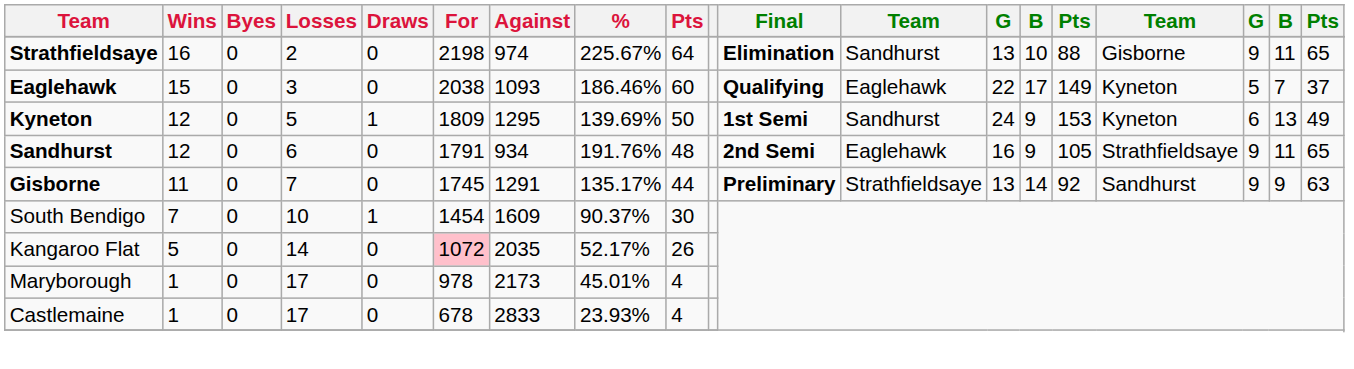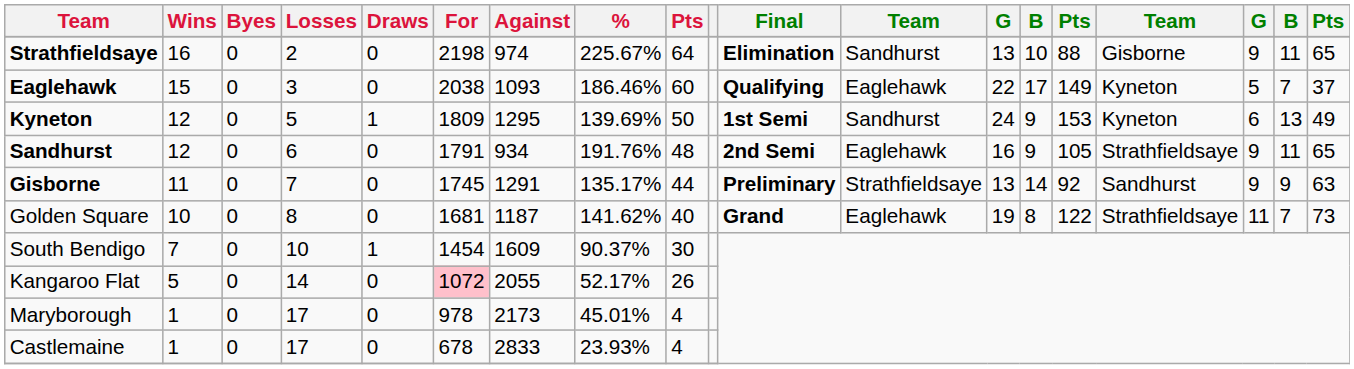+ row: (79, 216)
(517, 249) 2035 -> (517, 281) 2055
